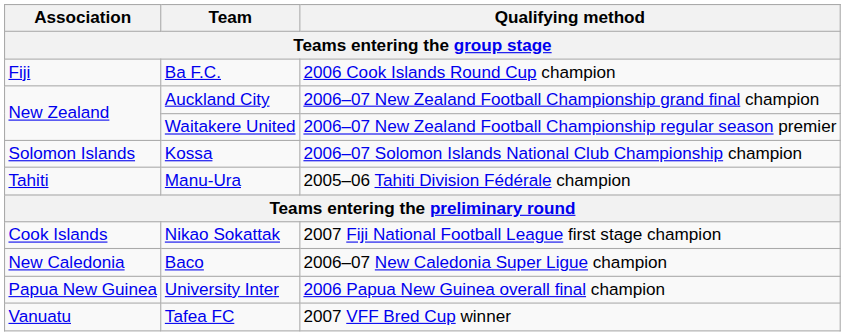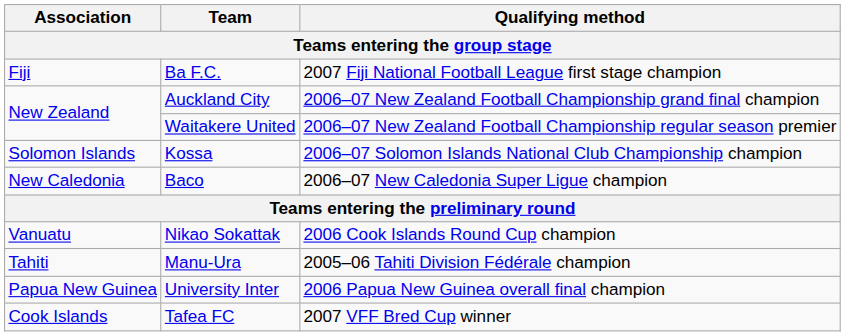(460, 72) 2006 Cook Islands Round Cup champion -> (512, 72) 2007 Fiji National Football League first stage champion
rows swapped: (203, 180) <-> (184, 262)
(58, 235) Cook Islands -> (40, 235) Vanuatu
(512, 235) 2007 Fiji National Football League first stage champion -> (460, 235) 2006 Cook Islands Round Cup champion
(40, 316) Vanuatu -> (58, 316) Cook Islands
